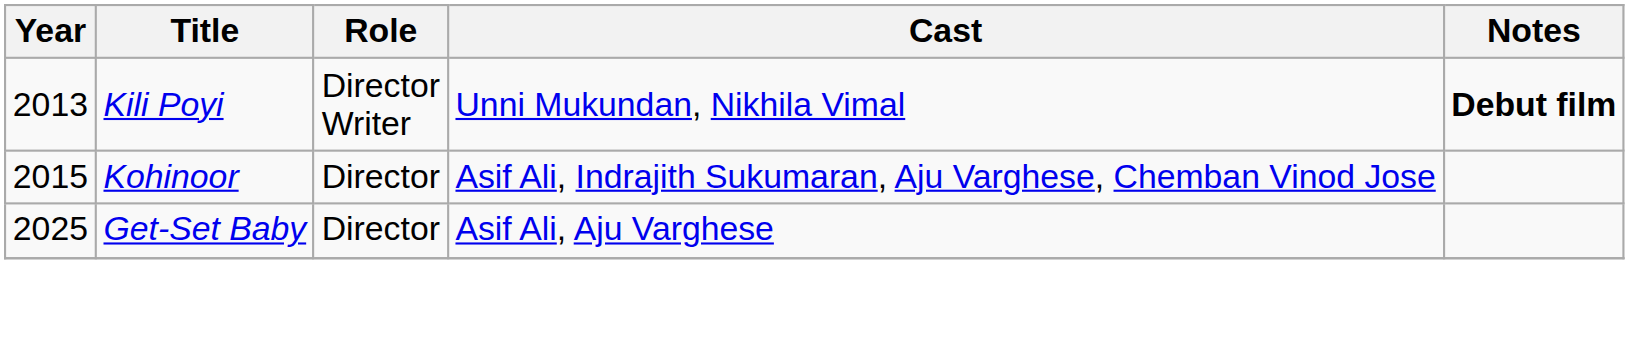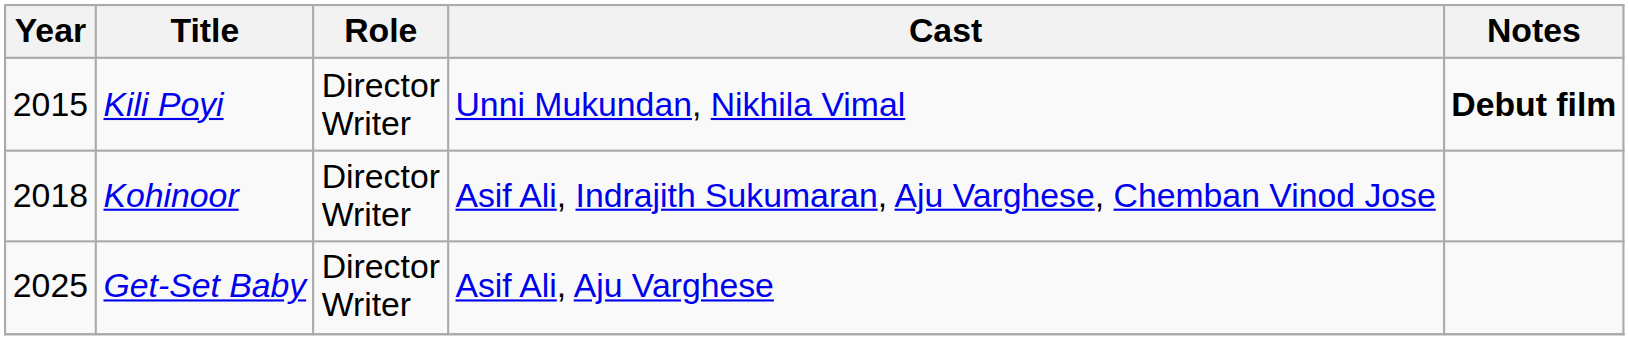(50, 103) 2013 -> (50, 103) 2015
(50, 176) 2015 -> (50, 195) 2018
(381, 176) Director -> (381, 195) Director Writer
(381, 229) Director -> (381, 286) Director Writer
